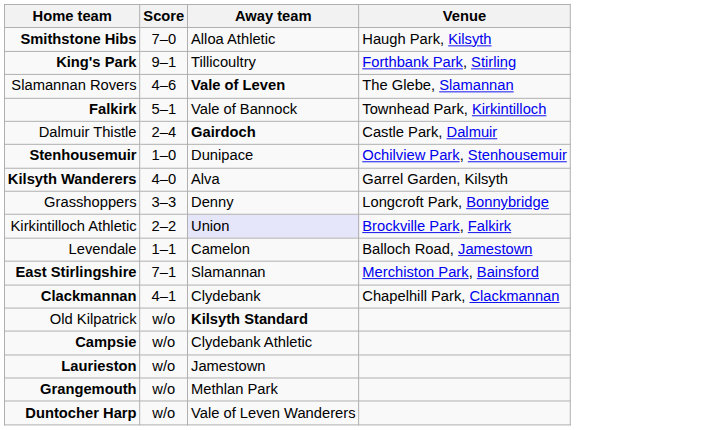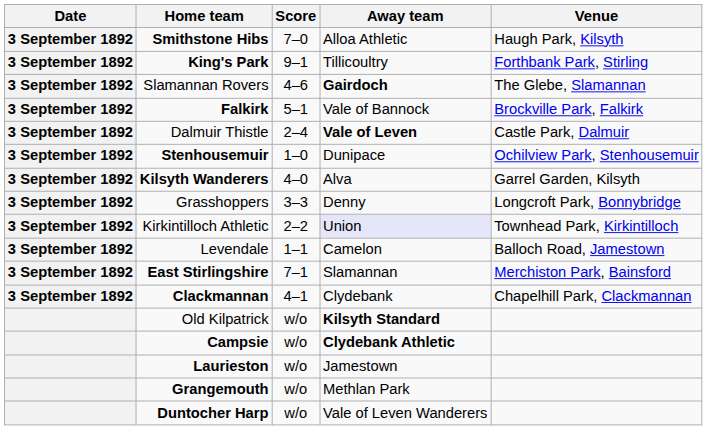+ column: (70, 16)
(238, 86) Vale of Leven -> (355, 86) Gairdoch
(454, 109) Townhead Park, Kirkintilloch -> (569, 109) Brockville Park, Falkirk
(223, 132) Gairdoch -> (370, 132) Vale of Leven
(437, 226) Brockville Park, Falkirk -> (586, 226) Townhead Park, Kirkintilloch
(252, 343) normal -> (389, 343) bold
